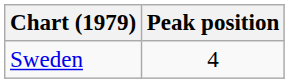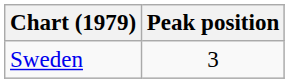(213, 59) 4 -> (213, 59) 3
